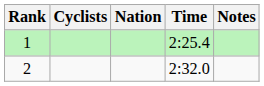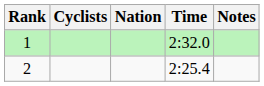(189, 42) 2:25.4 -> (189, 42) 2:32.0
(189, 68) 2:32.0 -> (189, 68) 2:25.4
